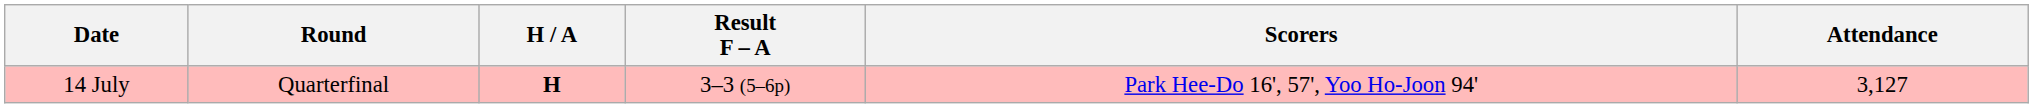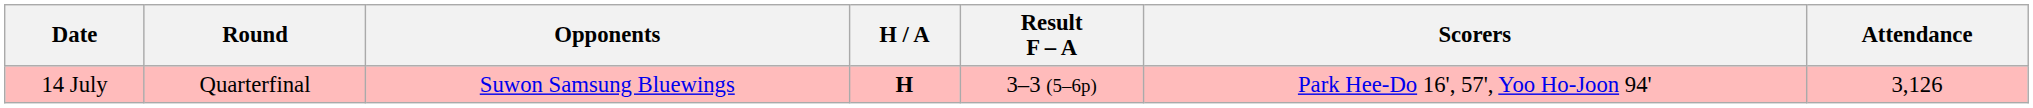+ column: (607, 35)
(1882, 84) 3,127 -> (1917, 84) 3,126
